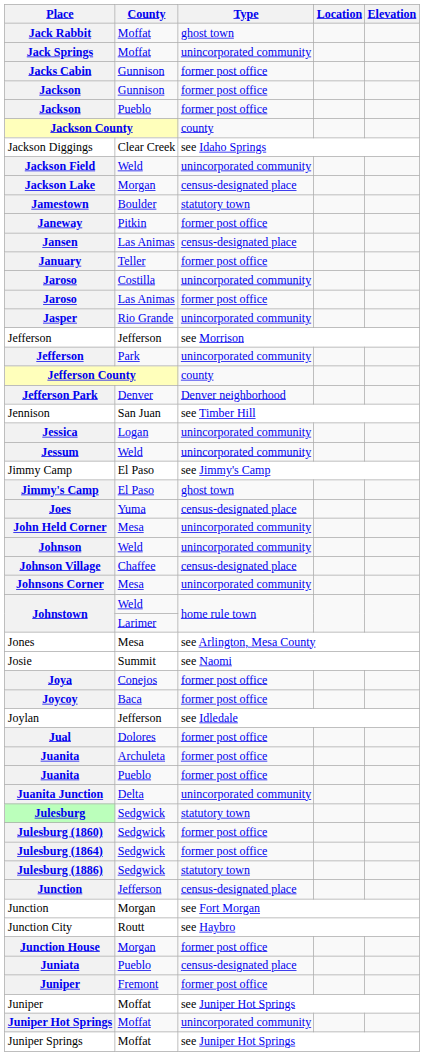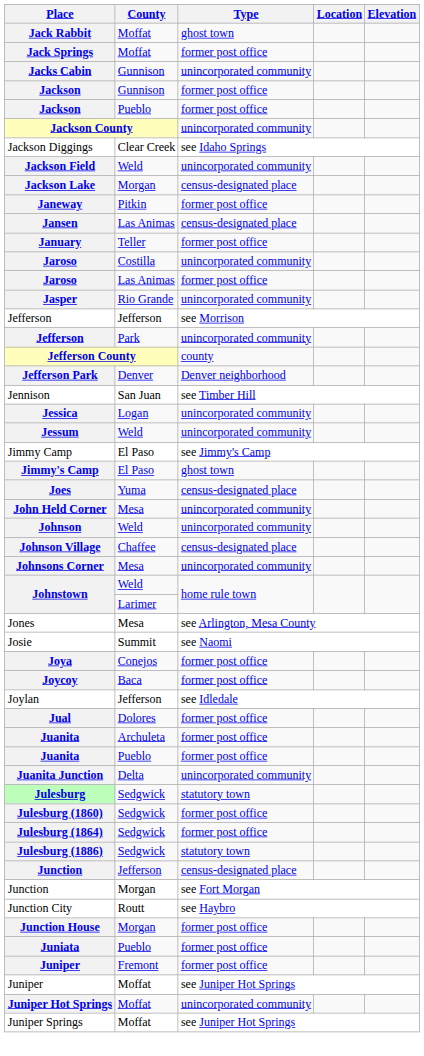(246, 52) unincorporated community -> (224, 52) former post office
(224, 71) former post office -> (246, 71) unincorporated community
(197, 128) county -> (246, 128) unincorporated community
- row: (60, 204)
(239, 965) census-designated place -> (224, 946) former post office
